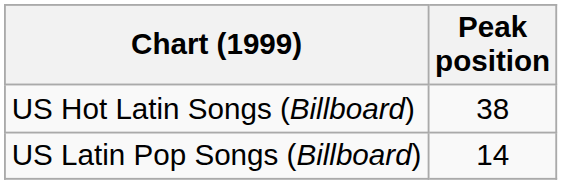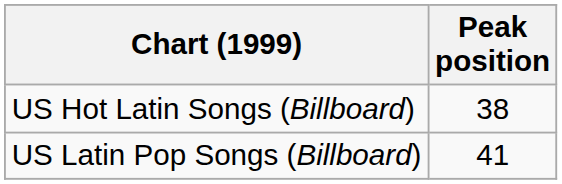(493, 155) 14 -> (493, 155) 41
